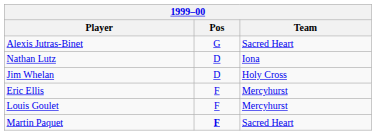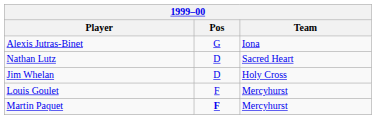(268, 43) Sacred Heart -> (251, 43) Iona
(251, 59) Iona -> (268, 59) Sacred Heart
- row: (25, 91)
(268, 122) Sacred Heart -> (265, 106) Mercyhurst
